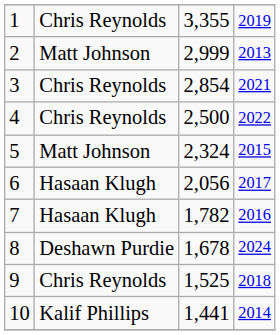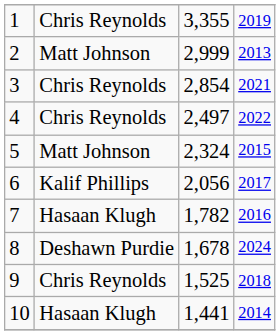(207, 118) 2,500 -> (207, 118) 2,497
(98, 183) Hasaan Klugh -> (94, 183) Kalif Phillips
(94, 313) Kalif Phillips -> (98, 313) Hasaan Klugh
